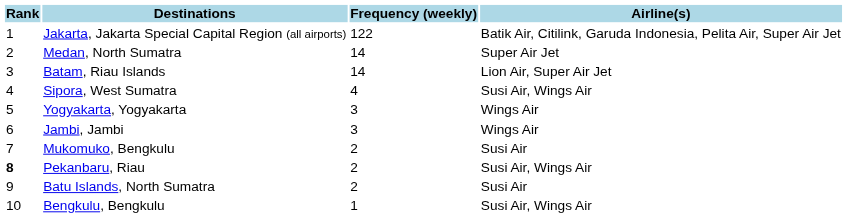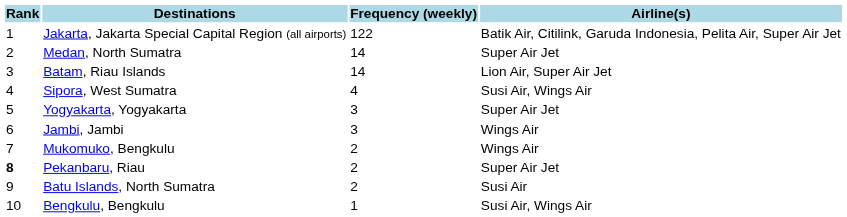(510, 110) Wings Air -> (520, 110) Super Air Jet
(504, 148) Susi Air -> (510, 148) Wings Air
(536, 167) Susi Air, Wings Air -> (520, 167) Super Air Jet
